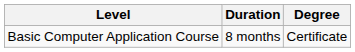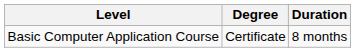columns swapped: (317, 15) <-> (253, 15)
